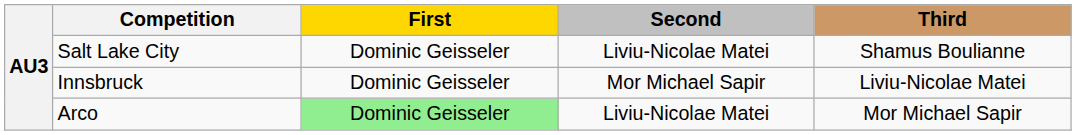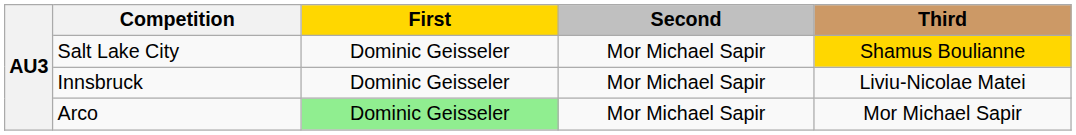(686, 51) Liviu-Nicolae Matei -> (686, 51) Mor Michael Sapir
(943, 51) no background -> (943, 51) gold background
(686, 113) Liviu-Nicolae Matei -> (686, 113) Mor Michael Sapir
